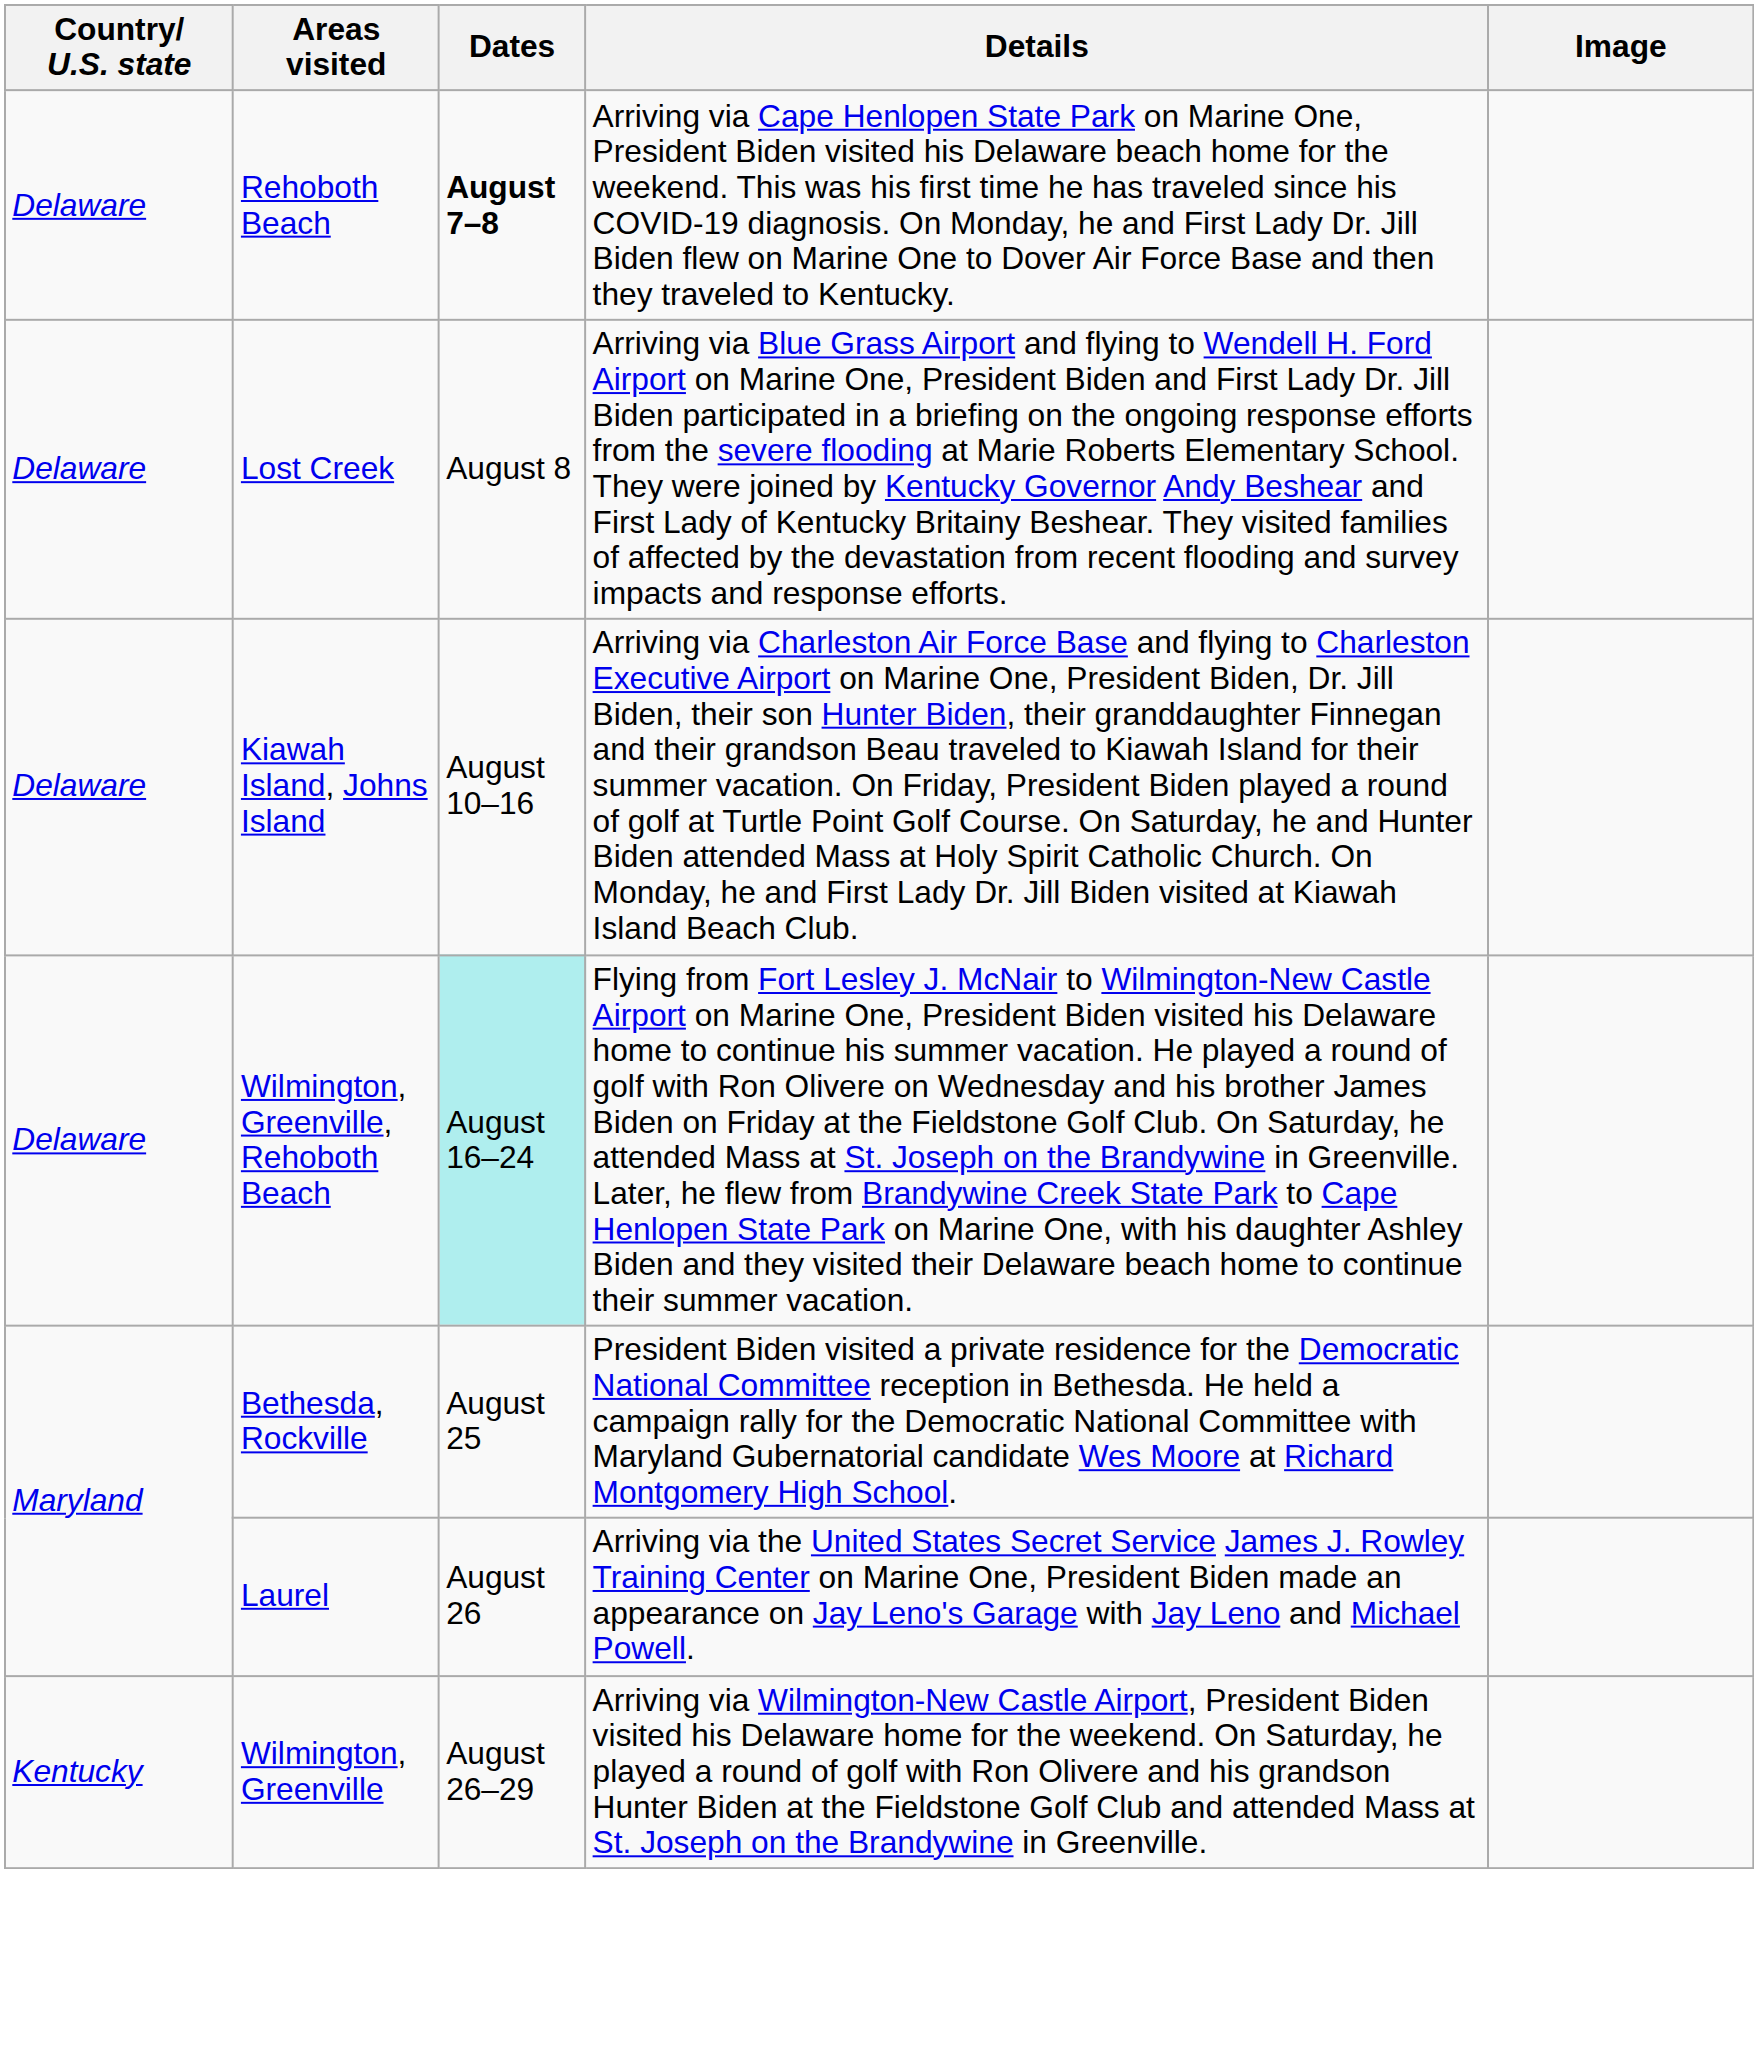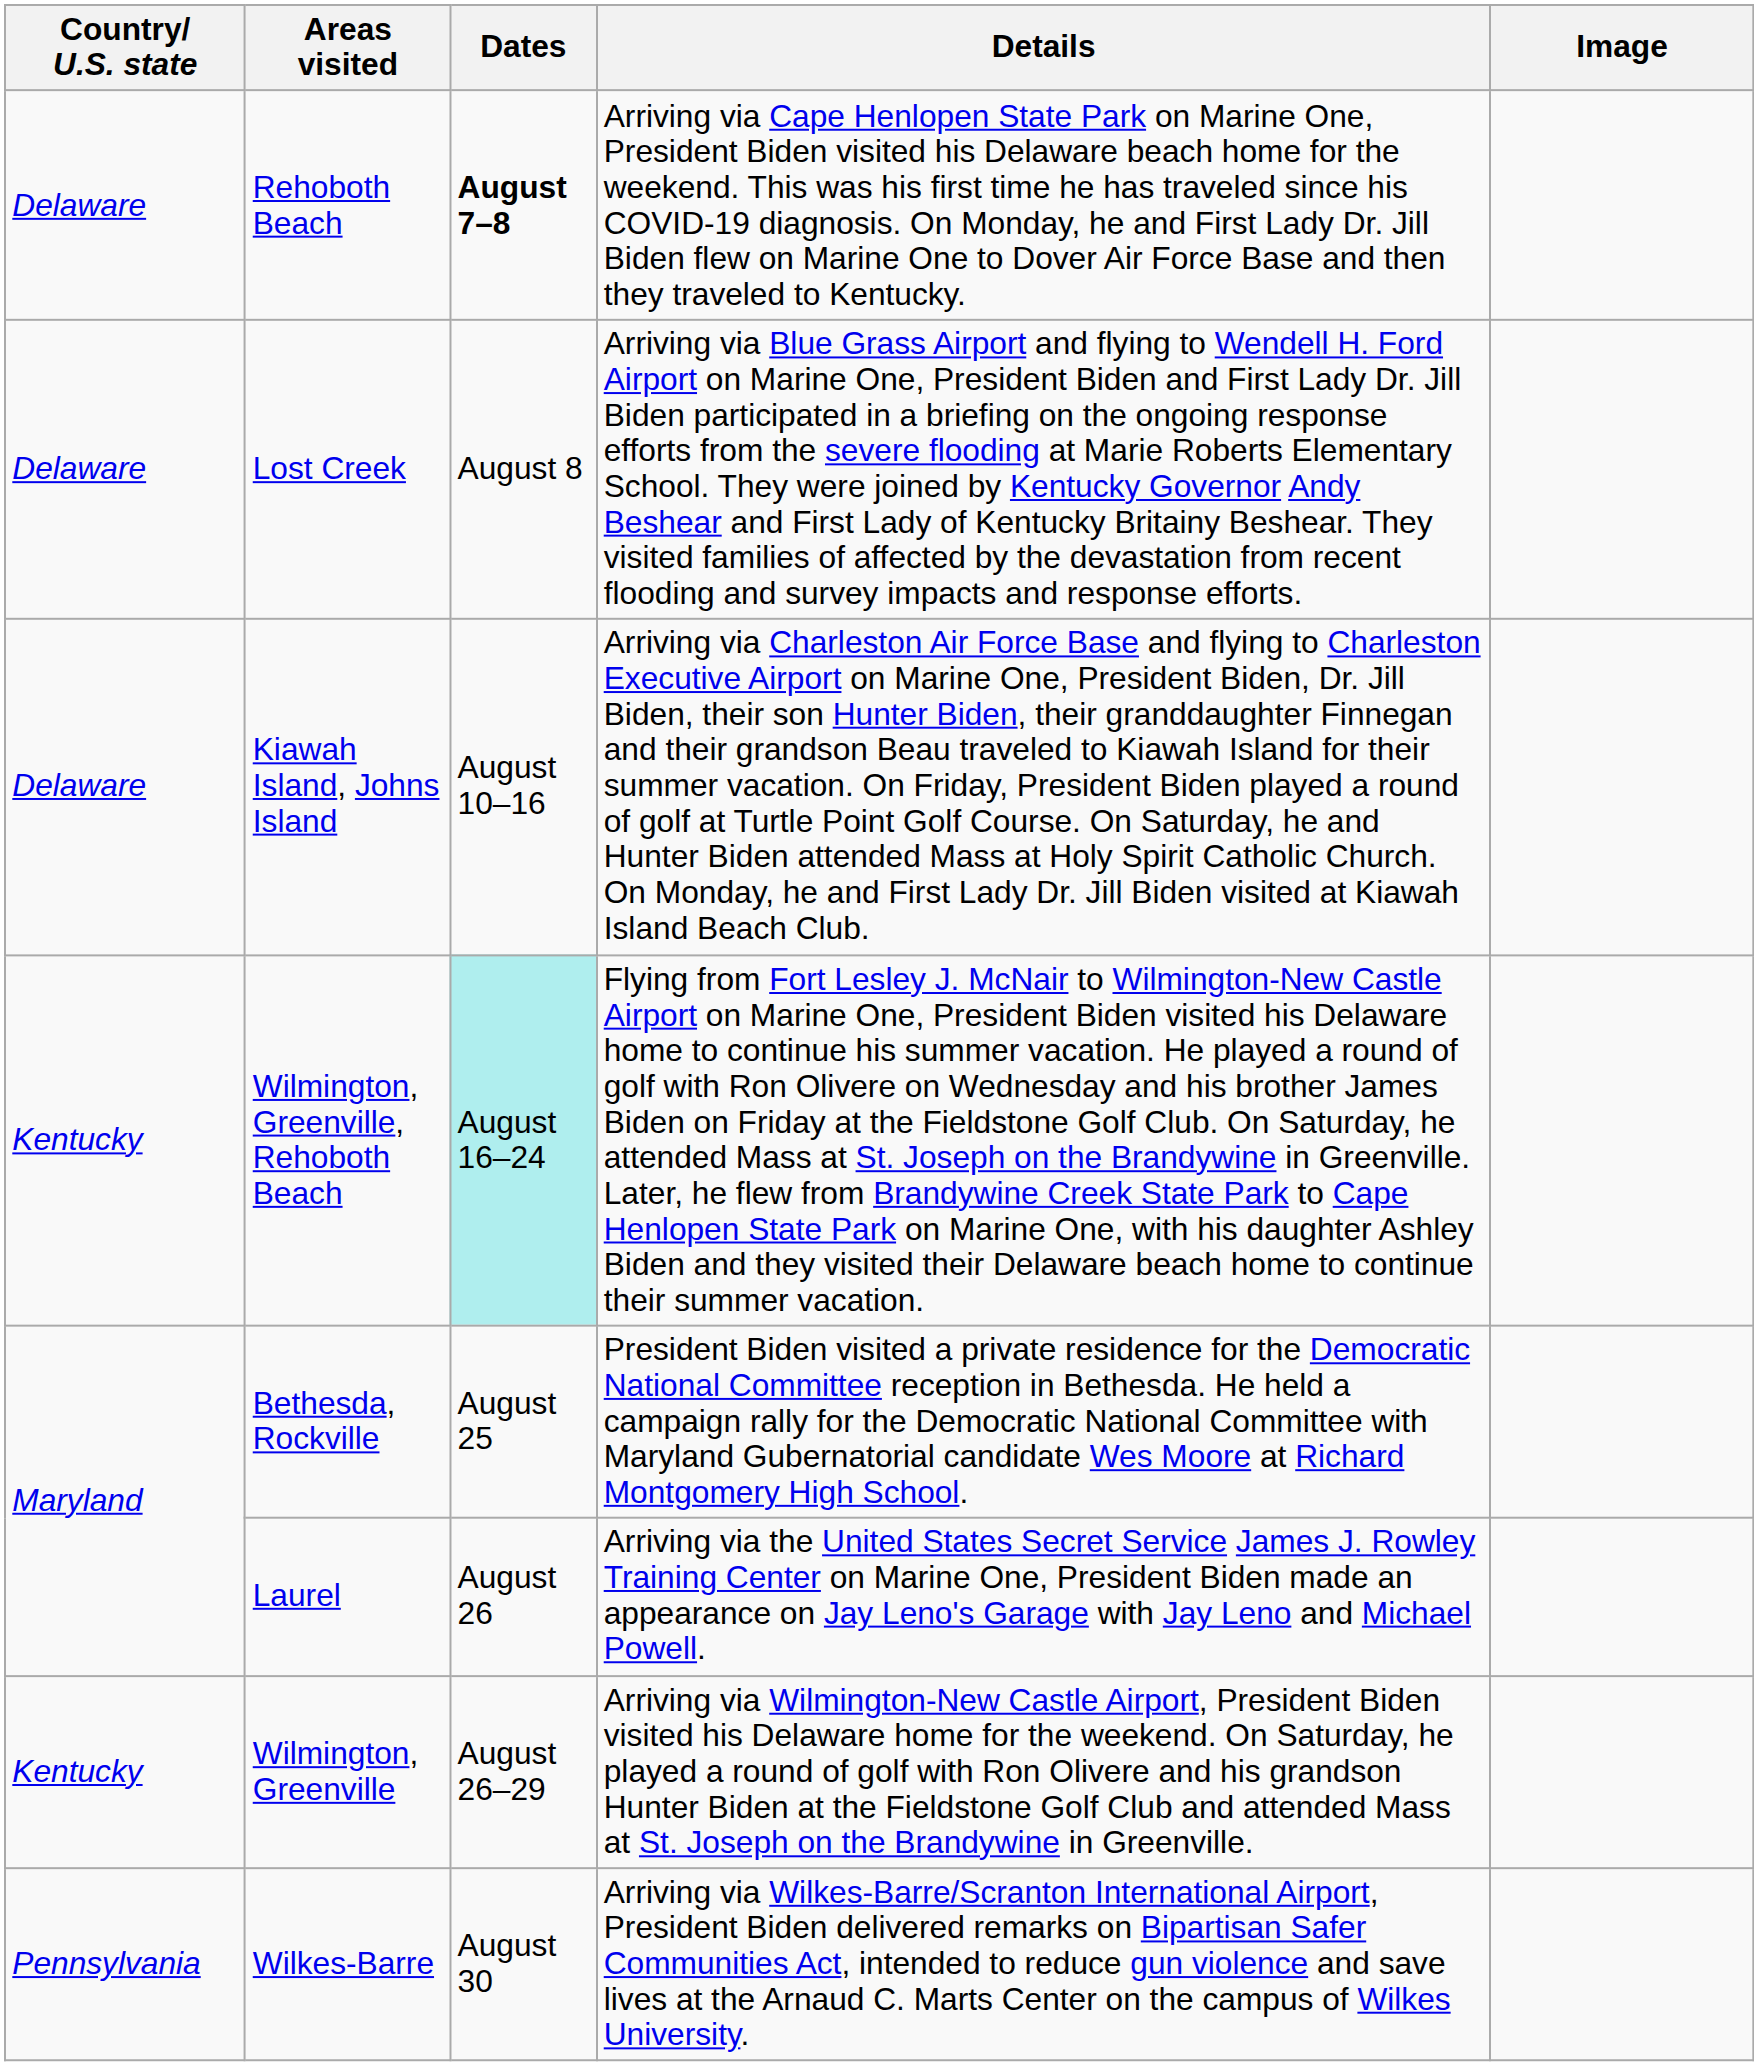(79, 1139) Delaware -> (77, 1139) Kentucky
+ row: (343, 1964)
